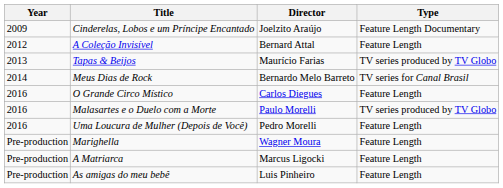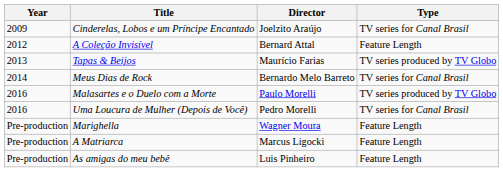(420, 28) Feature Length Documentary -> (414, 28) TV series for Canal Brasil
- row: (123, 93)
(391, 126) Feature Length -> (414, 110) TV series for Canal Brasil
